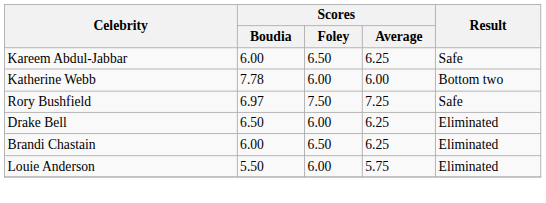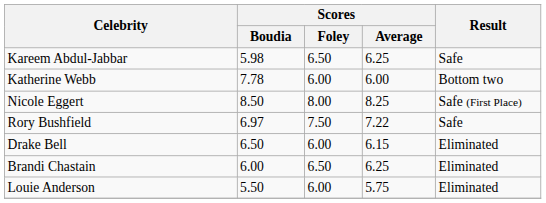(252, 58) 6.00 -> (252, 58) 5.98
+ row: (46, 101)
(377, 101) 7.25 -> (377, 123) 7.22
(377, 123) 6.25 -> (377, 144) 6.15
